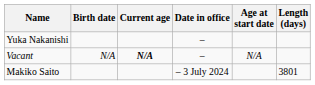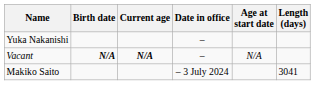(108, 56) normal -> (107, 56) bold
(288, 72) 3801 -> (288, 72) 3041
